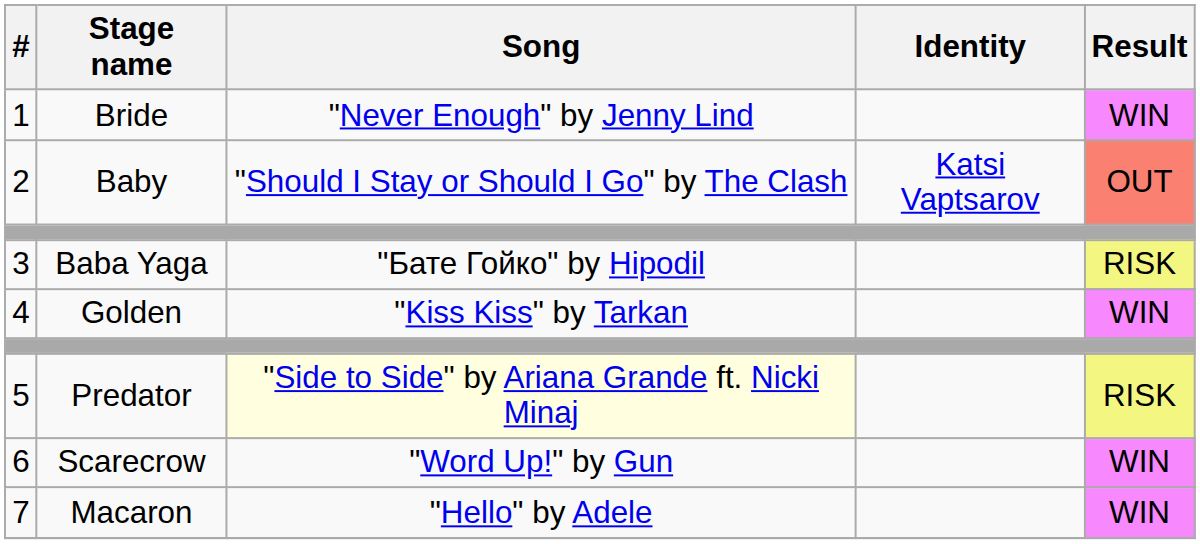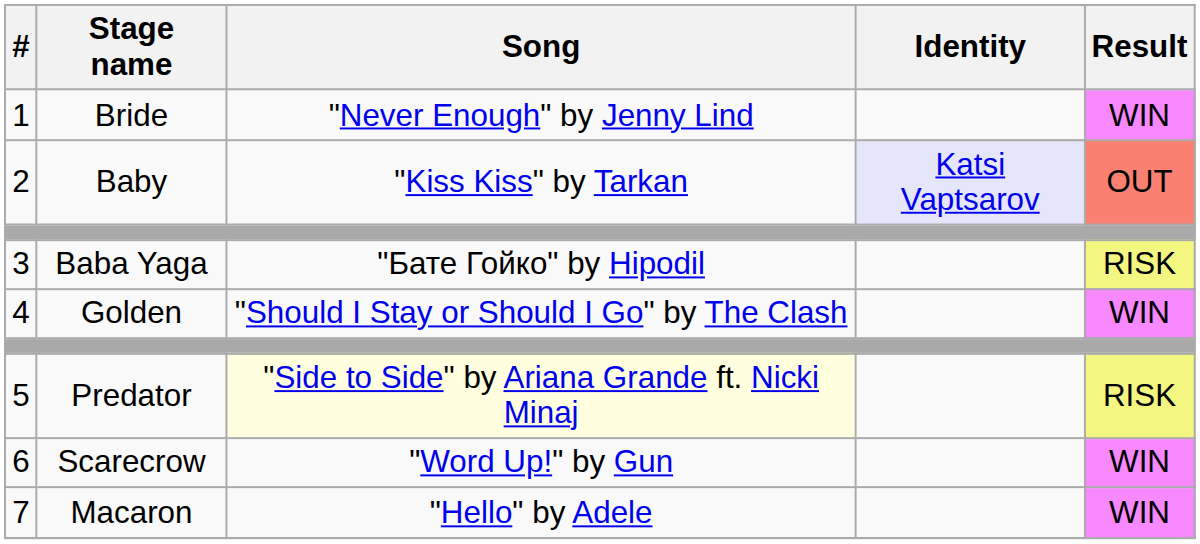(541, 181) "Should I Stay or Should I Go" by The Clash -> (541, 181) "Kiss Kiss" by Tarkan
(970, 181) no background -> (970, 181) lavender background
(541, 313) "Kiss Kiss" by Tarkan -> (541, 313) "Should I Stay or Should I Go" by The Clash
